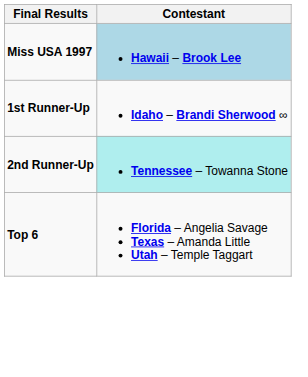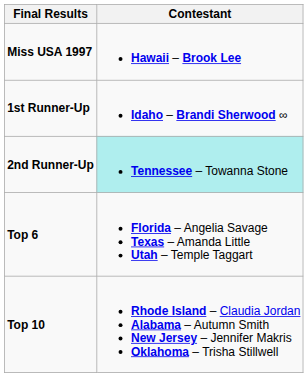(194, 59) lightblue background -> (200, 59) no background
+ row: (26, 325)
